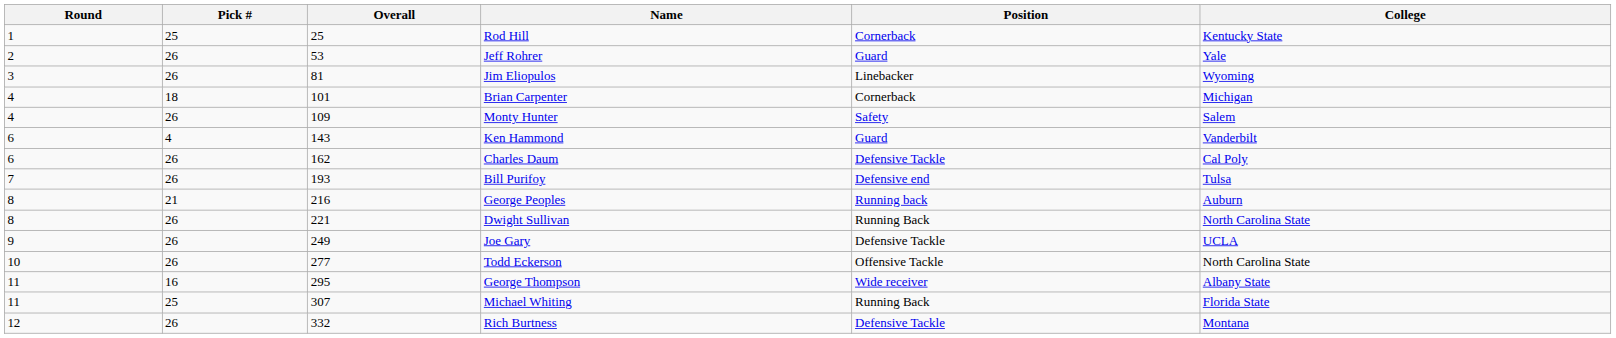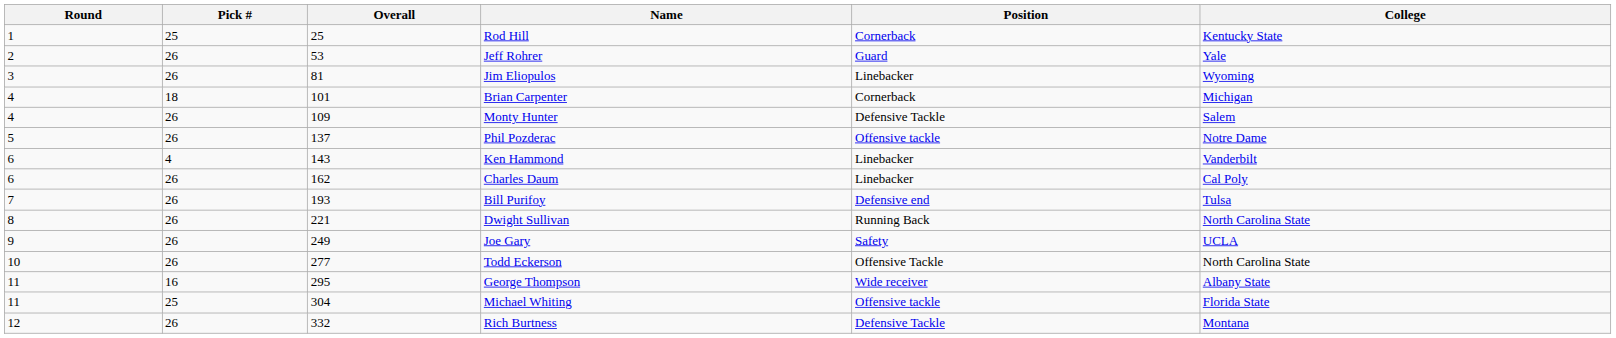(872, 117) Safety -> (900, 117) Defensive Tackle
+ row: (520, 138)
(871, 138) Guard -> (884, 158) Linebacker
(900, 158) Defensive Tackle -> (884, 179) Linebacker
- row: (525, 199)
(900, 240) Defensive Tackle -> (872, 240) Safety
(320, 302) 307 -> (320, 302) 304
(892, 302) Running Back -> (898, 302) Offensive tackle
